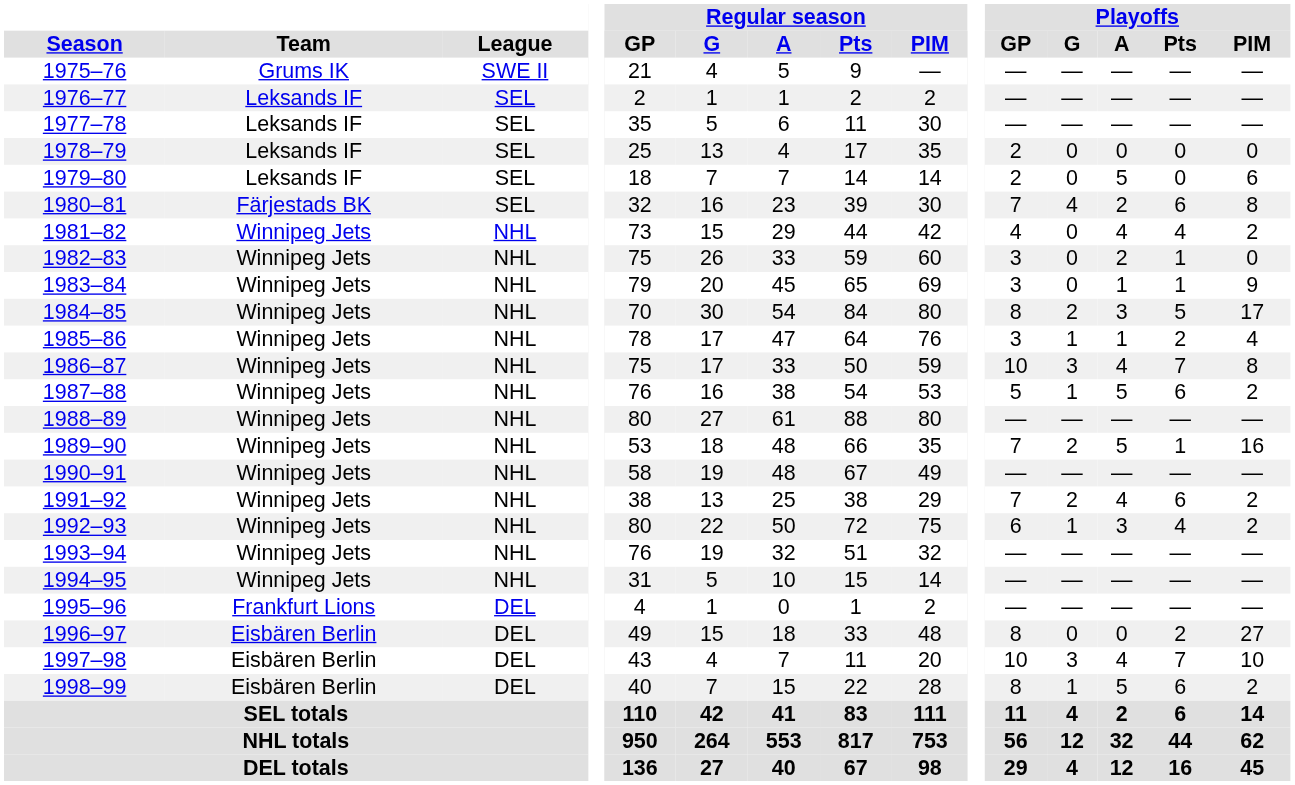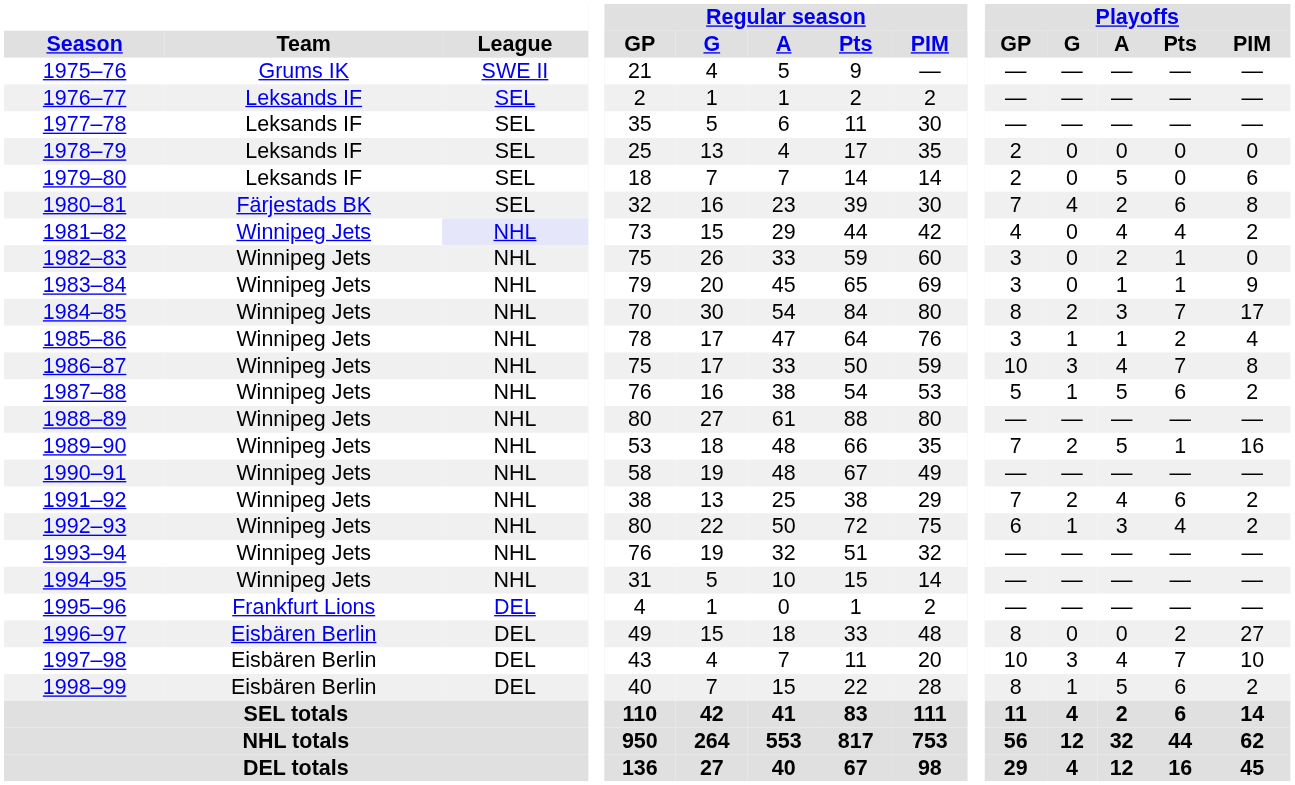(515, 231) no background -> (515, 231) lavender background
(1180, 312) 5 -> (1180, 312) 7
